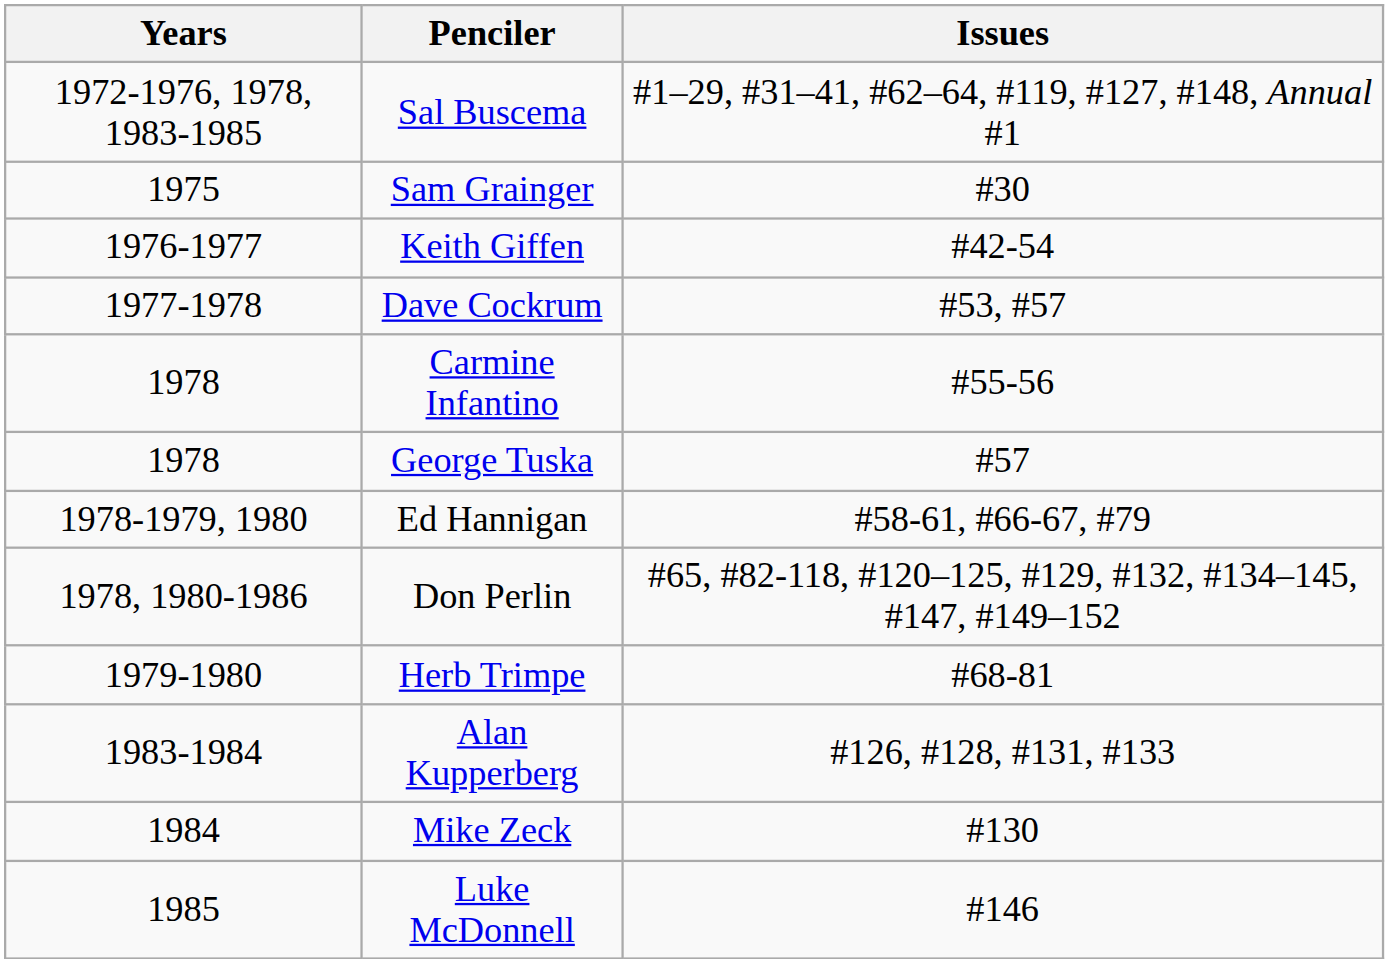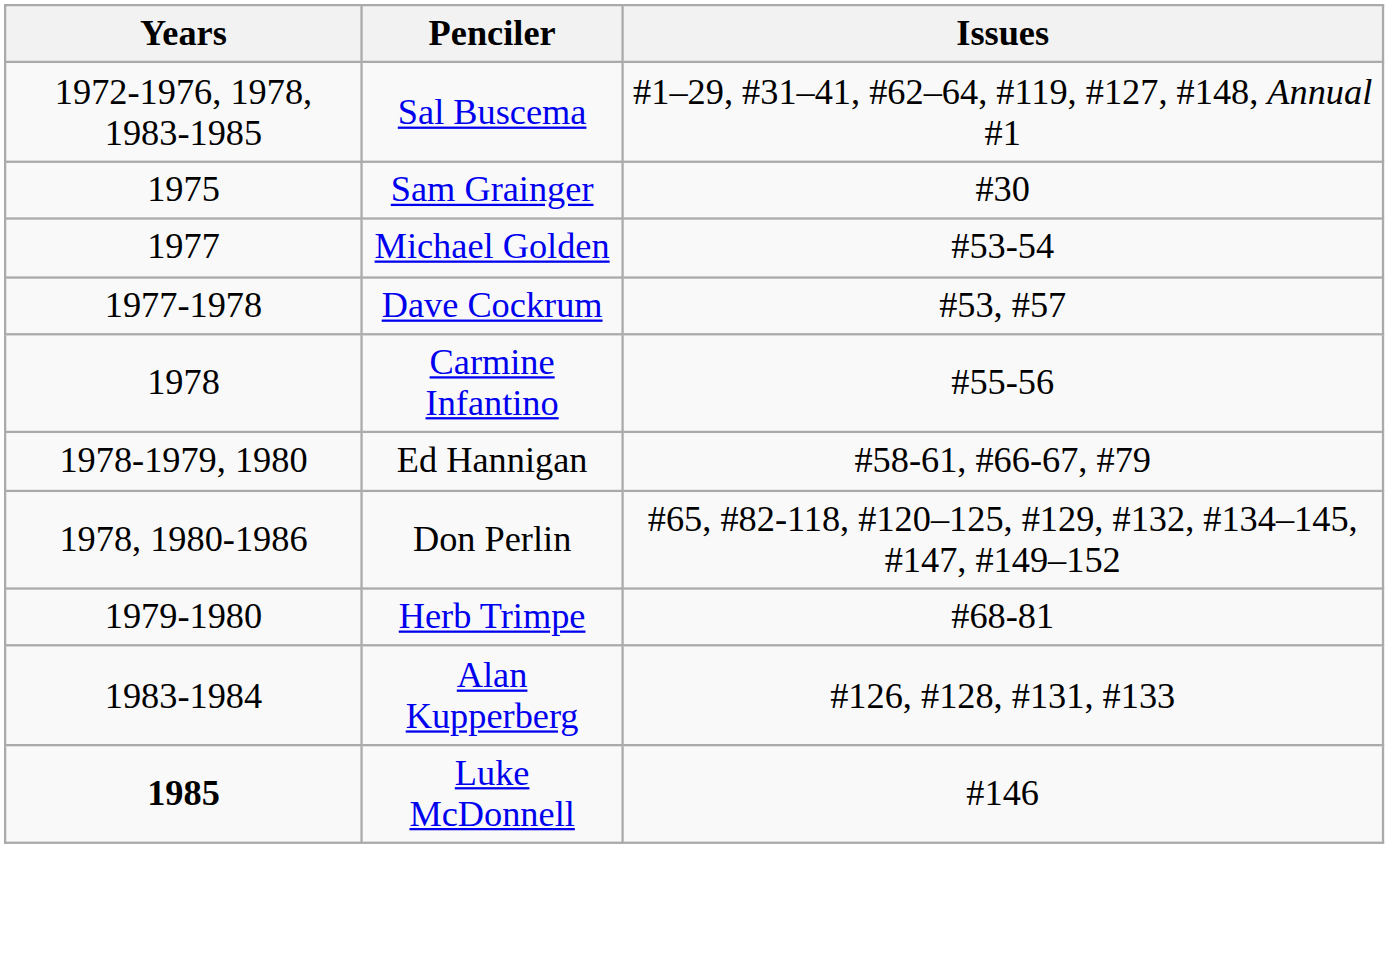- row: (492, 246)
+ row: (492, 246)
- row: (492, 460)
- row: (492, 830)
(183, 908) normal -> (183, 793) bold
